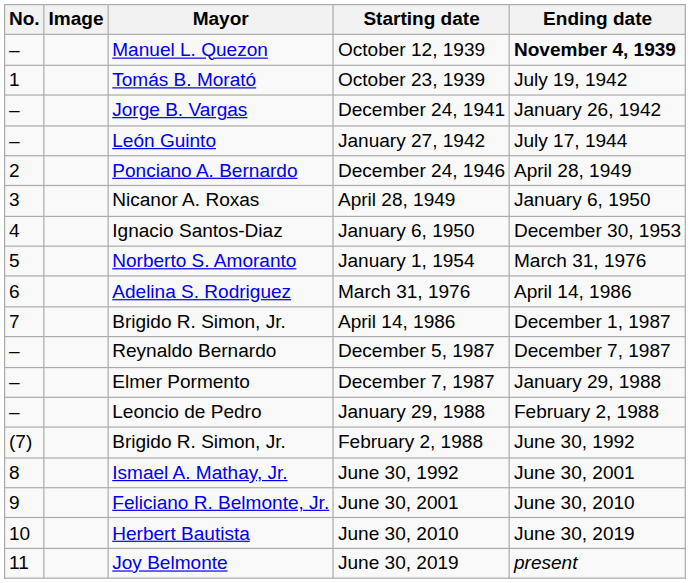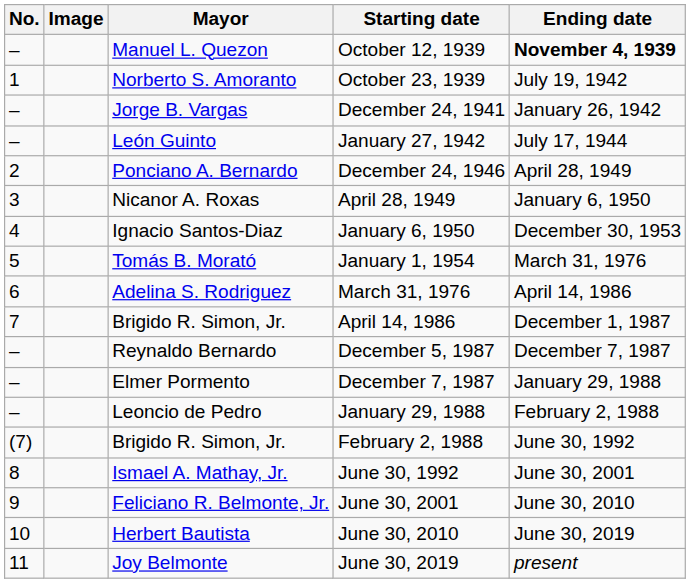(184, 79) Tomás B. Morató -> (204, 79) Norberto S. Amoranto
(204, 261) Norberto S. Amoranto -> (184, 261) Tomás B. Morató
